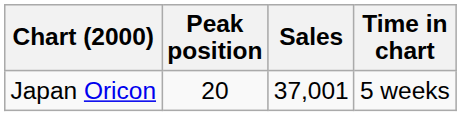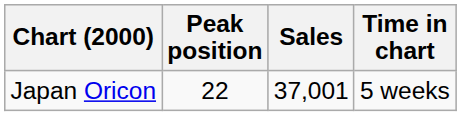(215, 90) 20 -> (215, 90) 22
